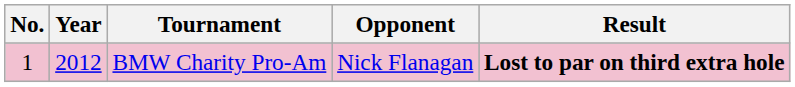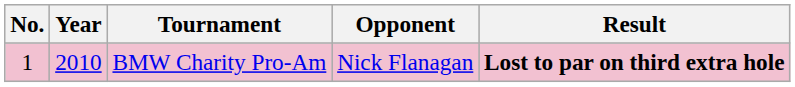(78, 62) 2012 -> (78, 62) 2010
